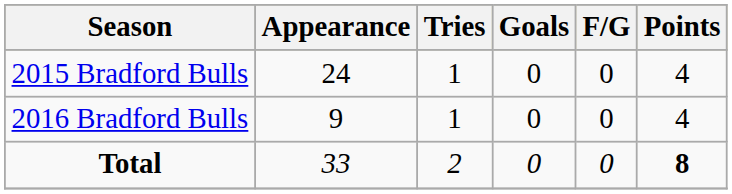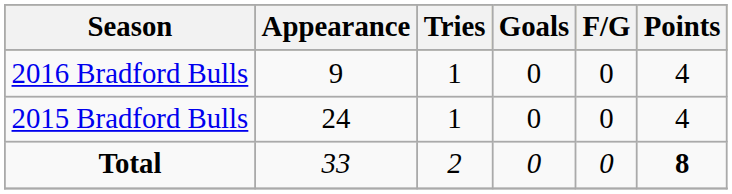rows swapped: (130, 73) <-> (130, 118)
